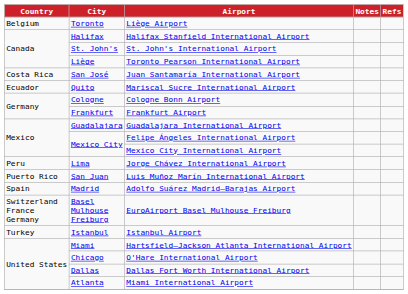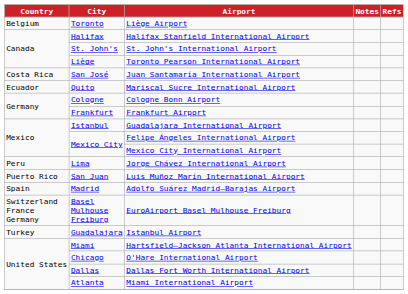(97, 125) Guadalajara -> (90, 125) Istanbul
(90, 232) Istanbul -> (97, 232) Guadalajara
